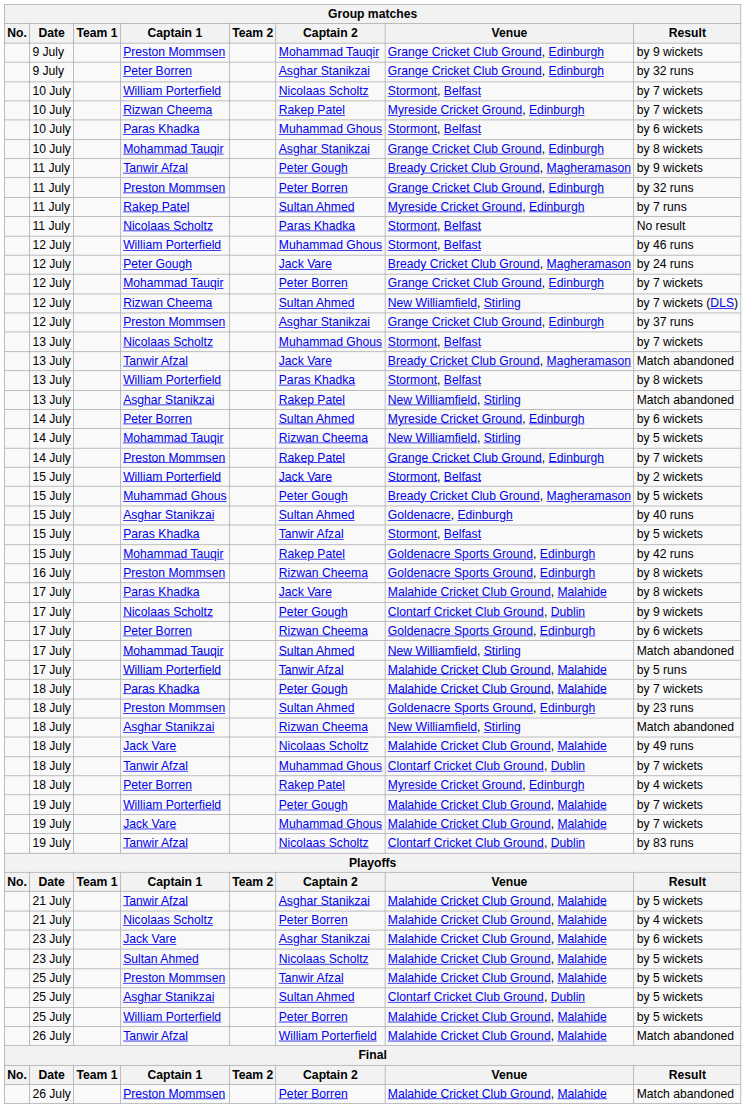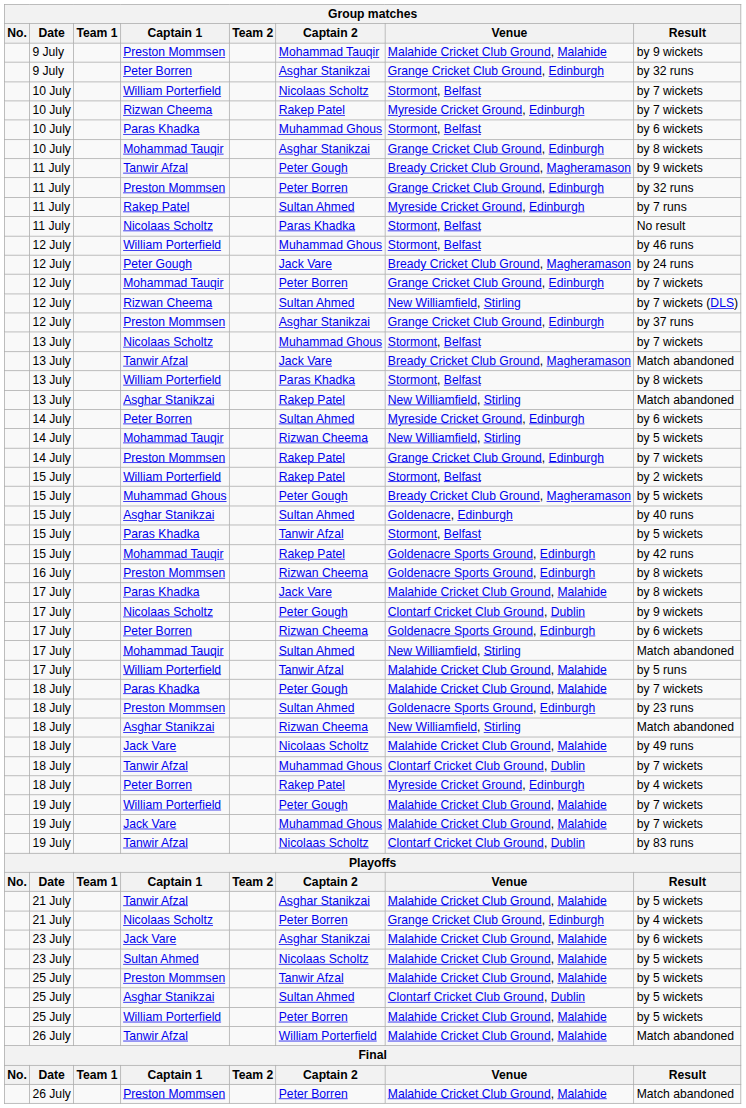(496, 52) Grange Cricket Club Ground, Edinburgh -> (497, 52) Malahide Cricket Club Ground, Malahide
(305, 476) Jack Vare -> (312, 476) Rakep Patel
(497, 920) Malahide Cricket Club Ground, Malahide -> (496, 920) Grange Cricket Club Ground, Edinburgh
